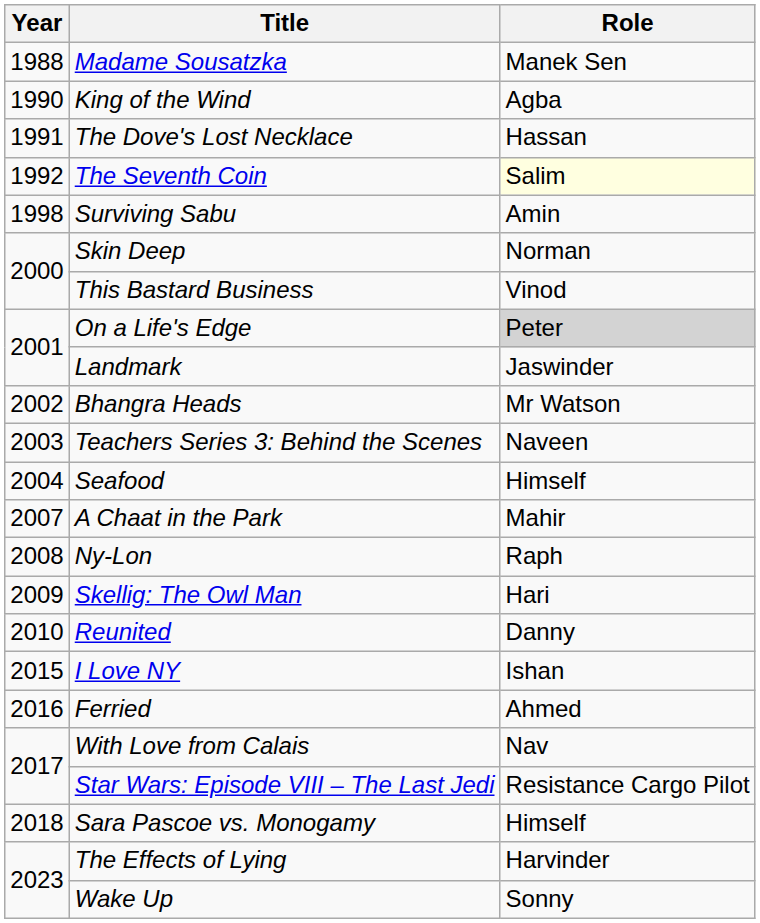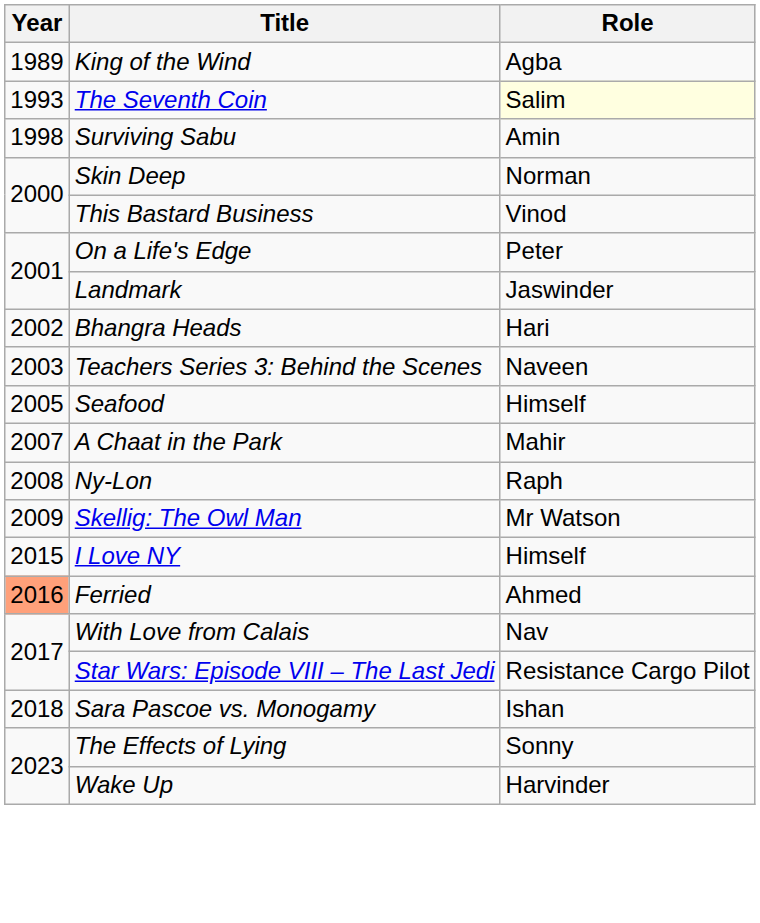- row: (181, 61)
(37, 99) 1990 -> (37, 61) 1989
- row: (214, 137)
(37, 175) 1992 -> (37, 99) 1993
(534, 328) lightgrey background -> (534, 251) no background
(563, 404) Mr Watson -> (528, 328) Hari
(37, 480) 2004 -> (37, 404) 2005
(528, 594) Hari -> (563, 518) Mr Watson
- row: (123, 632)
(535, 670) Ishan -> (546, 556) Himself
(37, 708) no background -> (37, 594) lightsalmon background
(546, 822) Himself -> (535, 708) Ishan
(558, 860) Harvinder -> (540, 746) Sonny
(540, 898) Sonny -> (558, 784) Harvinder
